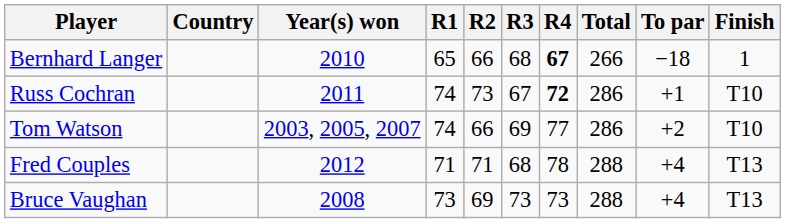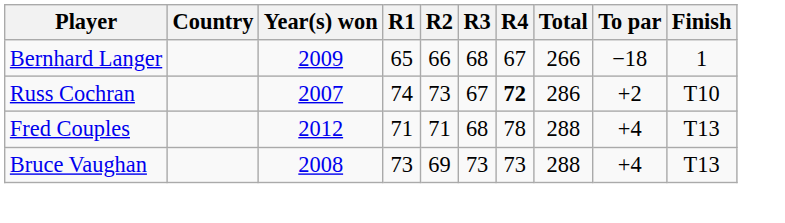(342, 57) 2010 -> (321, 57) 2009
(558, 57) bold -> (515, 57) normal
(342, 93) 2011 -> (321, 93) 2007
(673, 93) +1 -> (630, 93) +2
- row: (66, 128)
